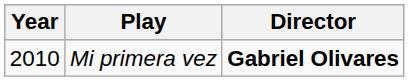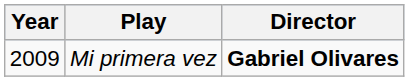(35, 57) 2010 -> (35, 57) 2009
